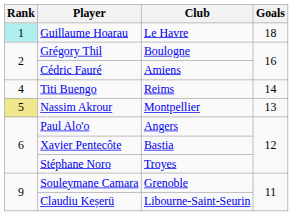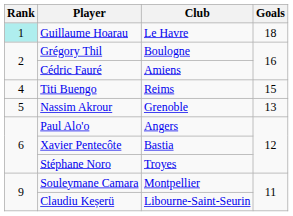(270, 88) 14 -> (270, 88) 15
(21, 107) khaki background -> (21, 107) no background
(172, 107) Montpellier -> (166, 107) Grenoble
(166, 182) Grenoble -> (172, 182) Montpellier
